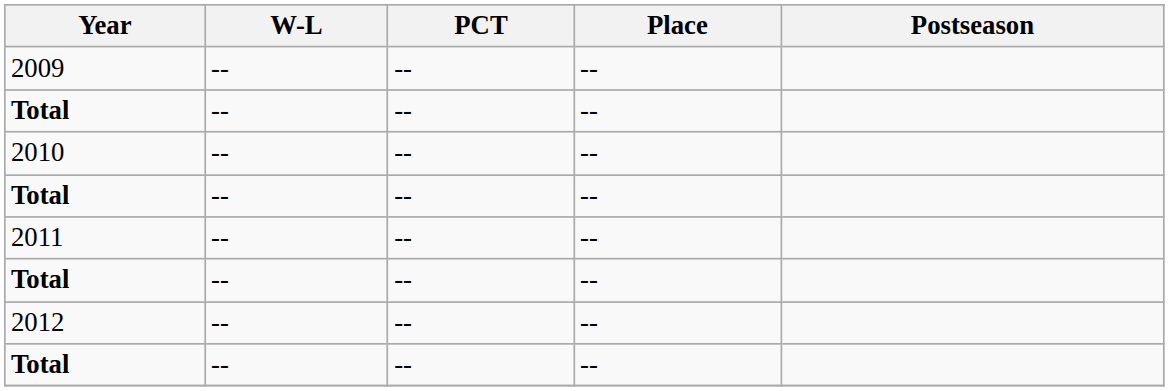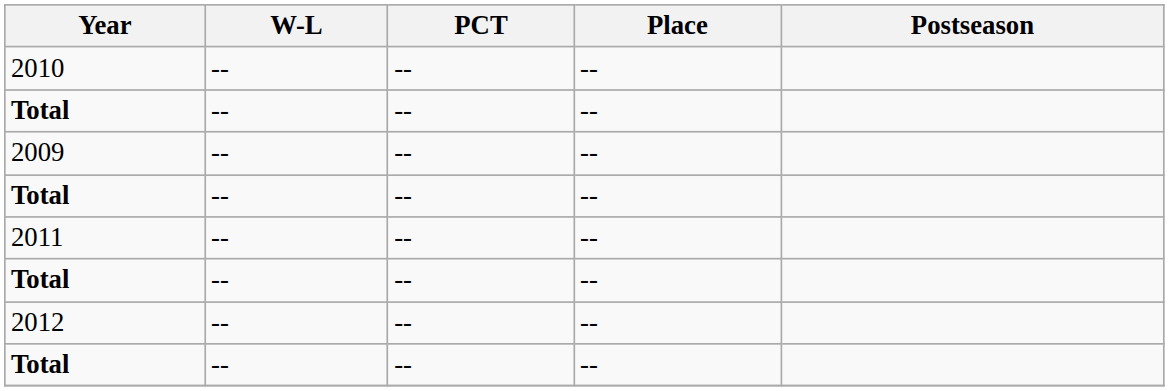rows swapped: (38, 68) <-> (38, 152)
